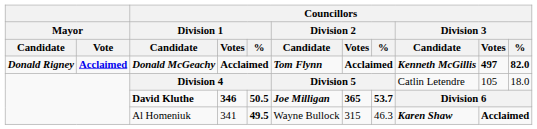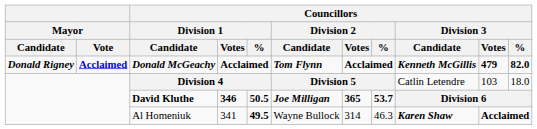(489, 64) 497 -> (489, 64) 479
(489, 81) 105 -> (489, 81) 103
(353, 115) 315 -> (353, 115) 314
